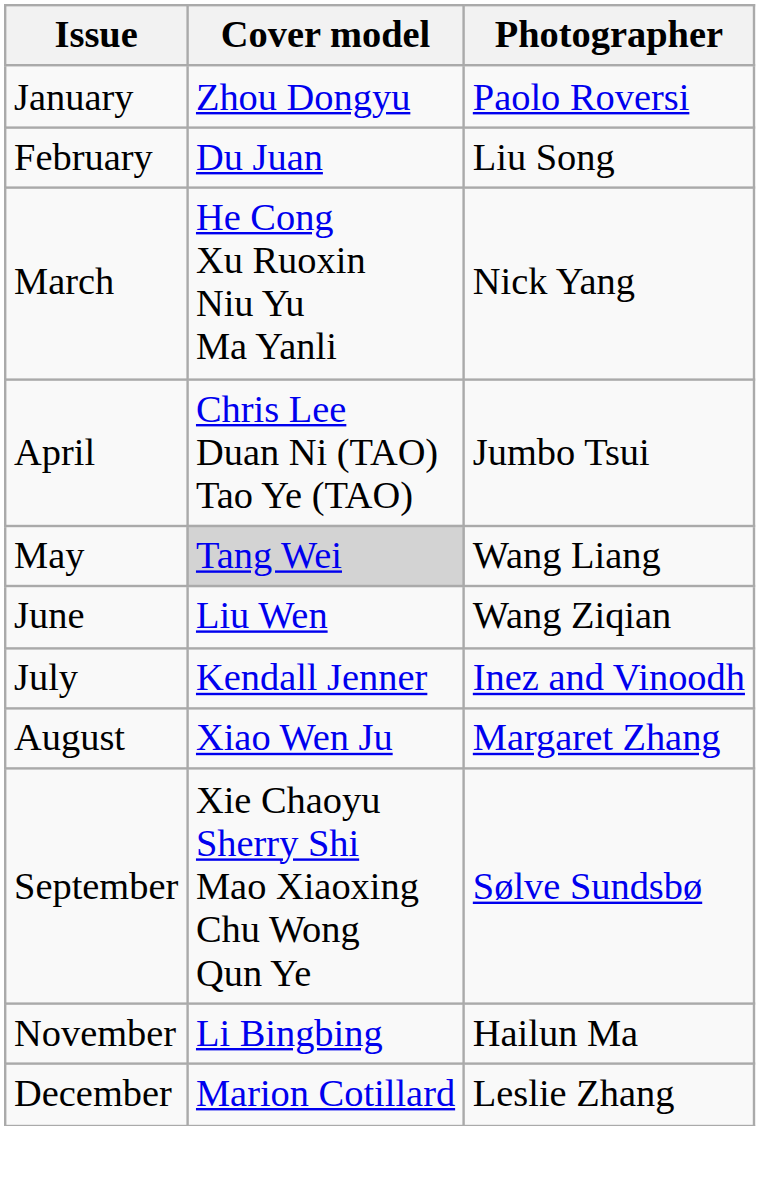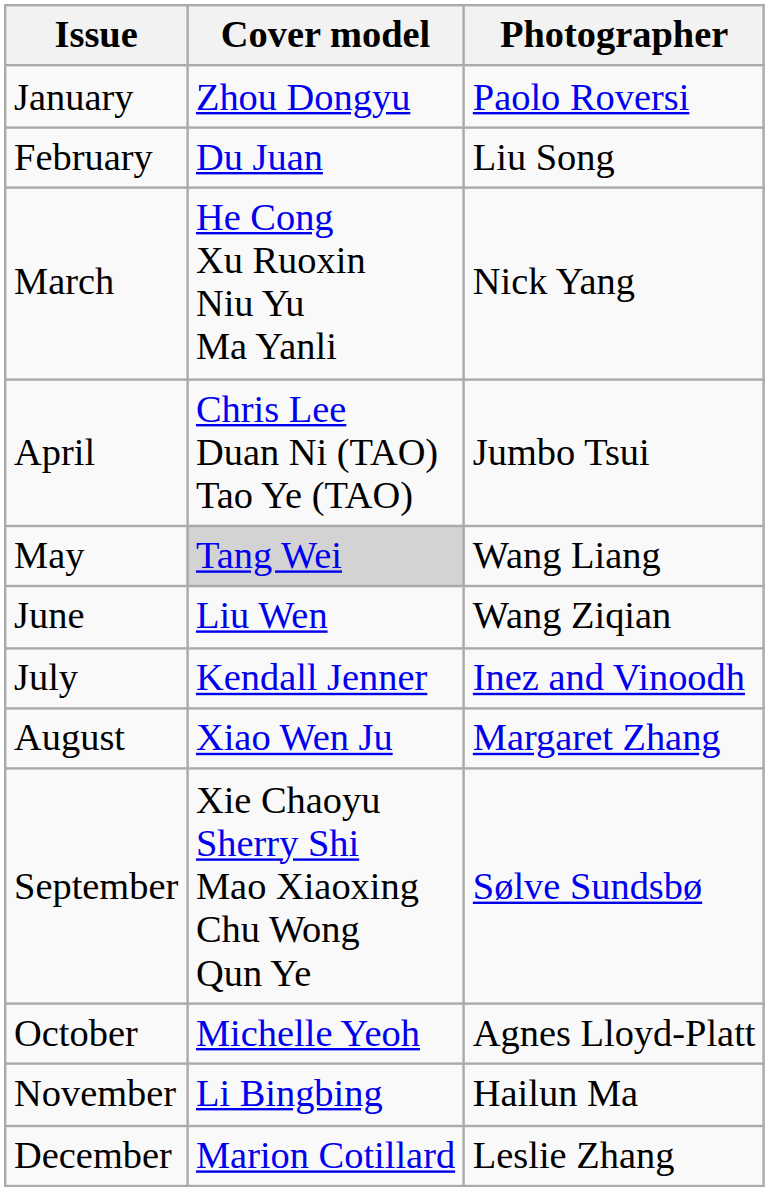+ row: (76, 1032)
